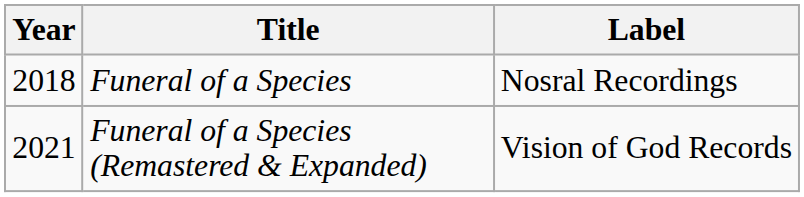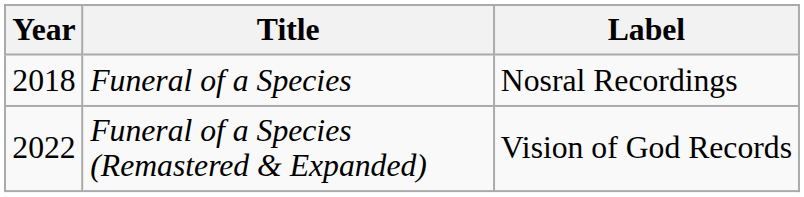(44, 147) 2021 -> (44, 147) 2022
